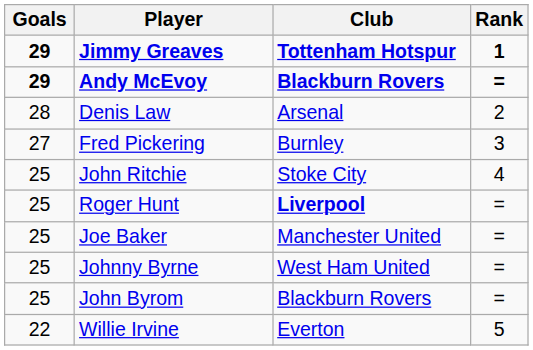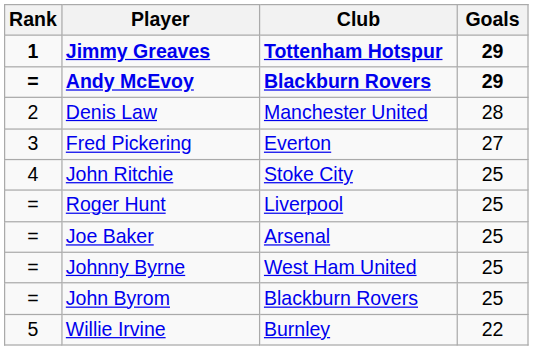columns swapped: (499, 19) <-> (40, 19)
(310, 112) Arsenal -> (346, 112) Manchester United
(310, 143) Burnley -> (298, 143) Everton
(321, 205) bold -> (304, 205) normal
(359, 236) Manchester United -> (297, 236) Arsenal
(311, 329) Everton -> (297, 329) Burnley
